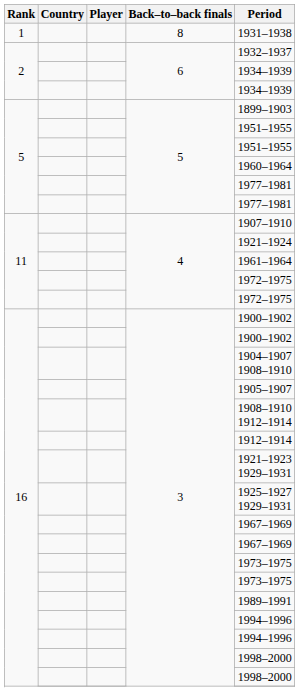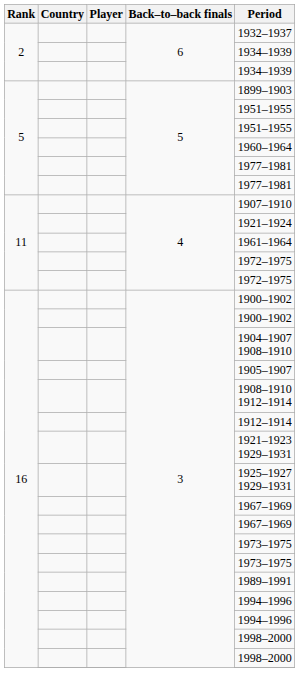- row: (21, 33)
